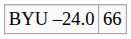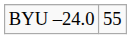(112, 19) 66 -> (112, 19) 55
